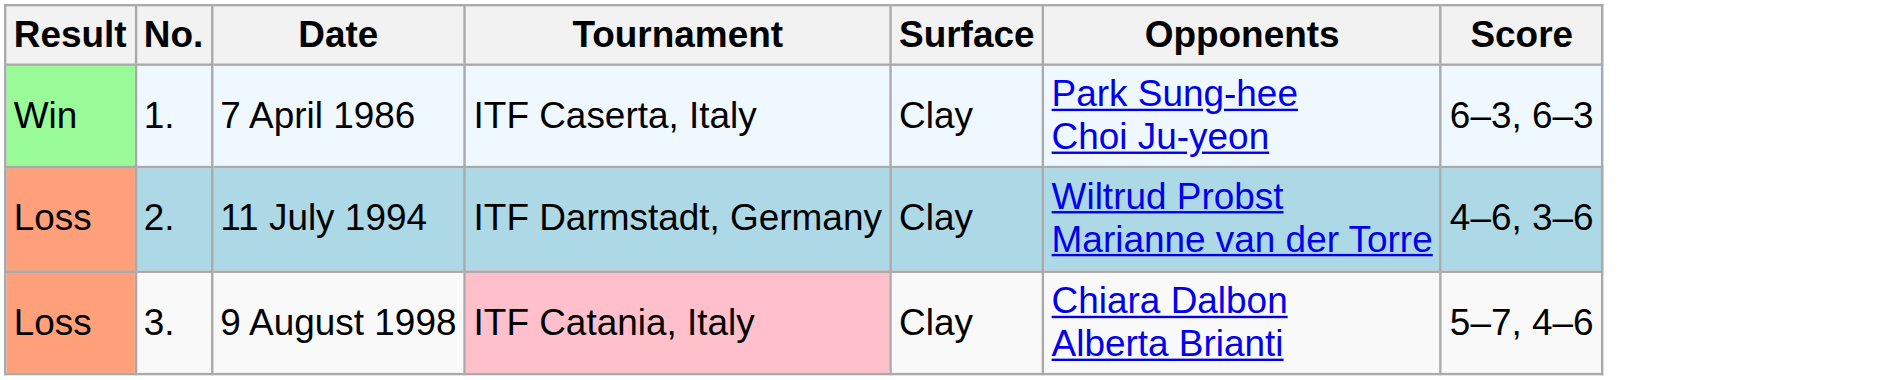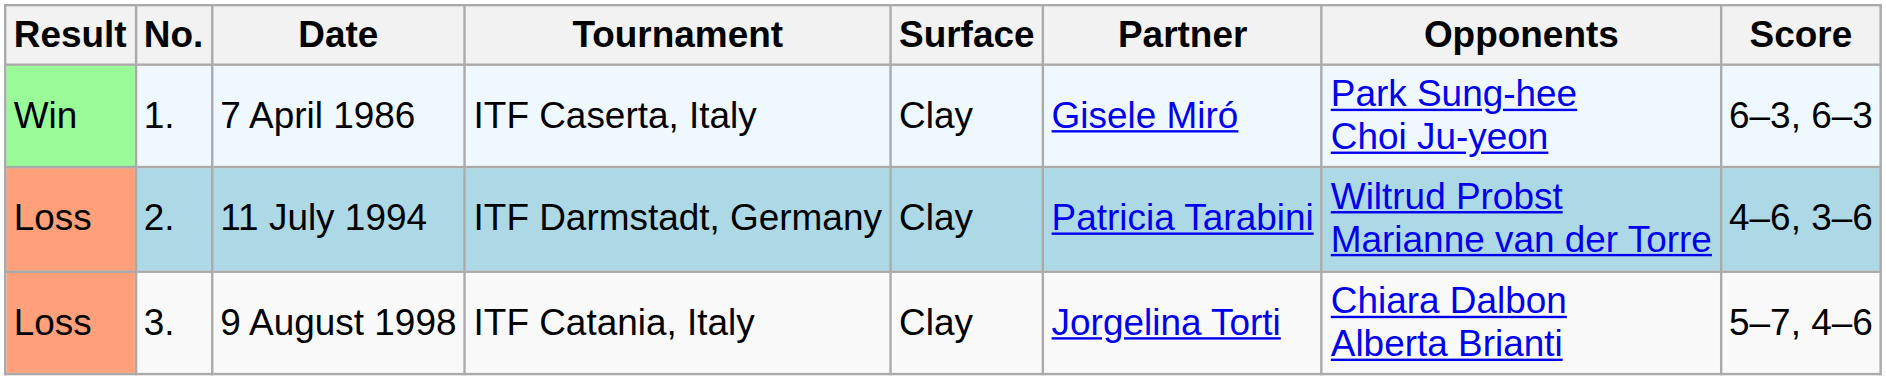+ column: (1183, 33)
(614, 320) pink background -> (614, 320) no background
